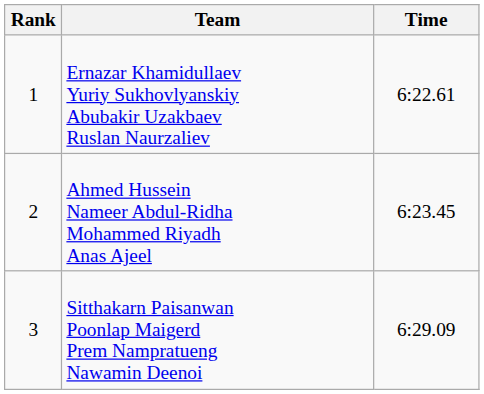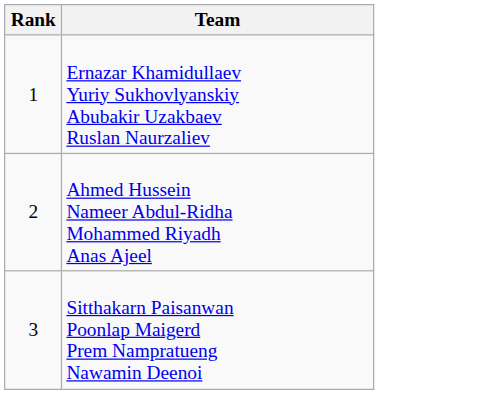- column: (426, 19)
